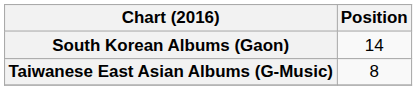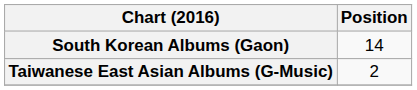(374, 71) 8 -> (374, 71) 2
